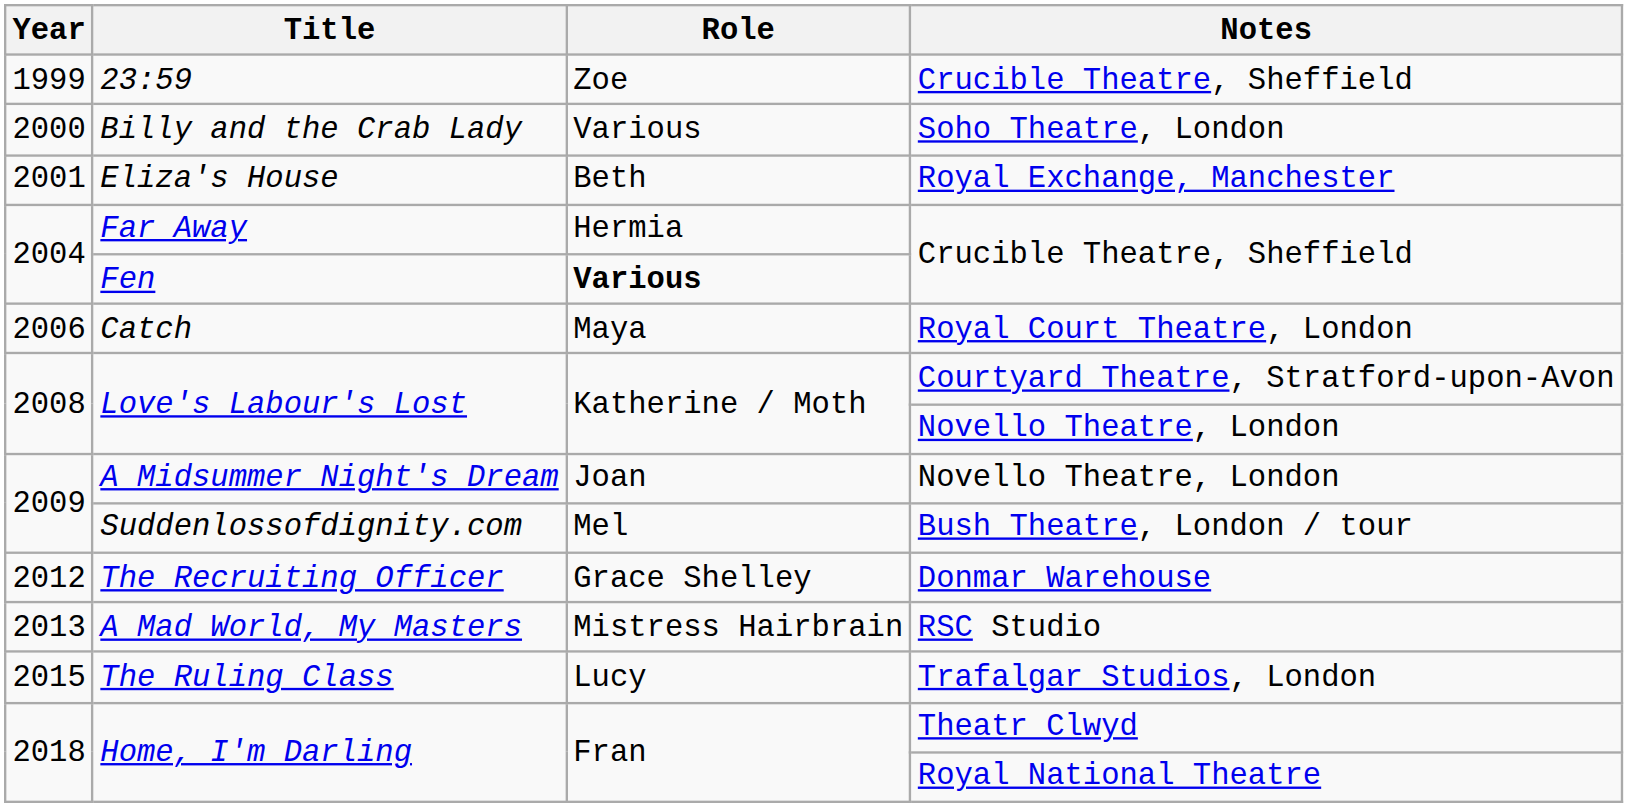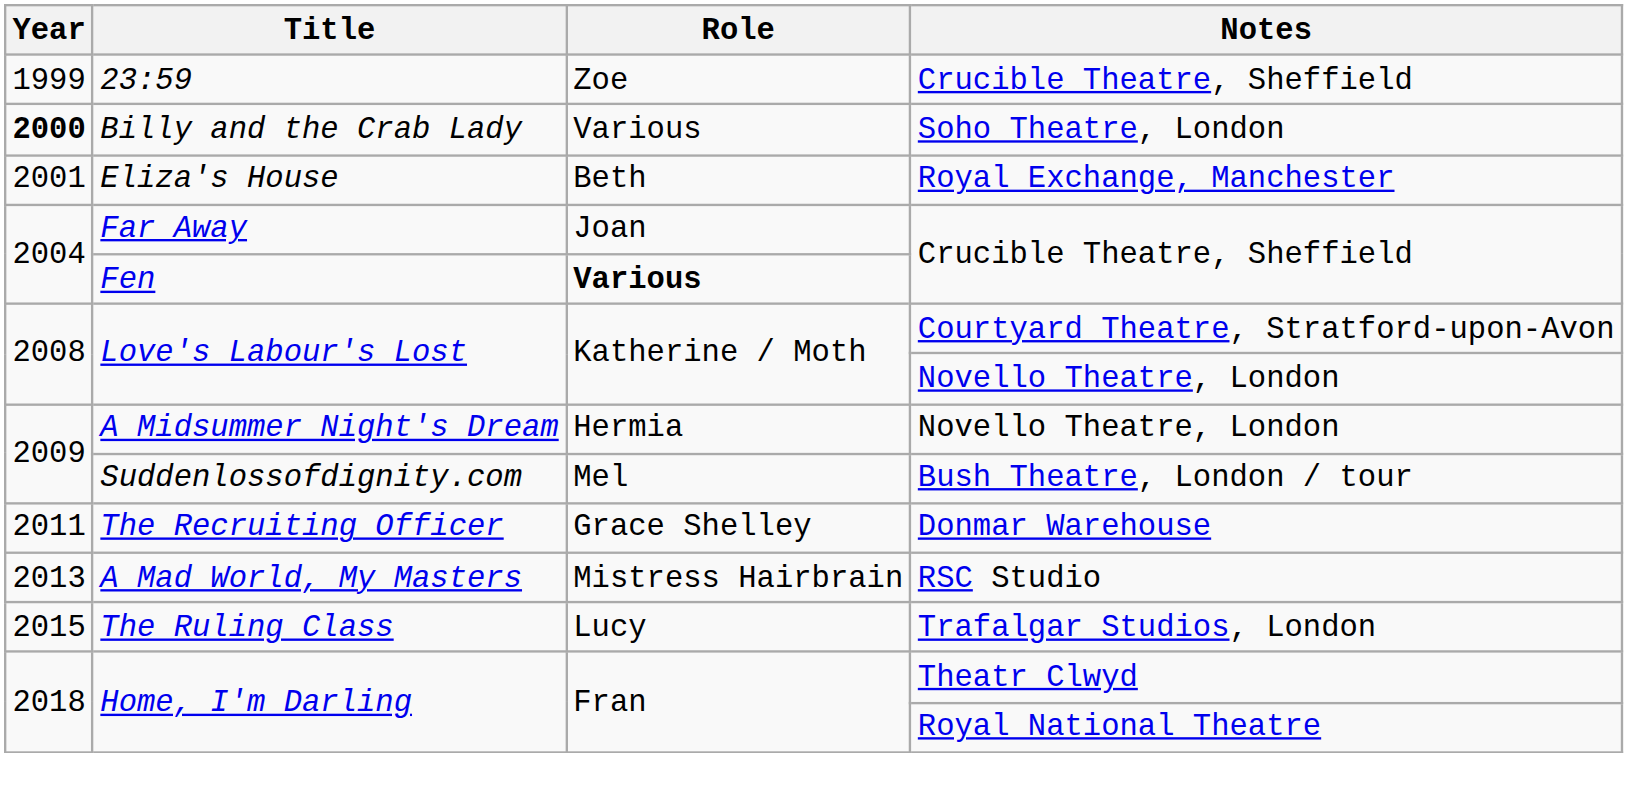(49, 130) normal -> (49, 130) bold
(628, 229) Hermia -> (610, 229) Joan
- row: (146, 329)
(610, 478) Joan -> (628, 428) Hermia
(49, 578) 2012 -> (49, 528) 2011
